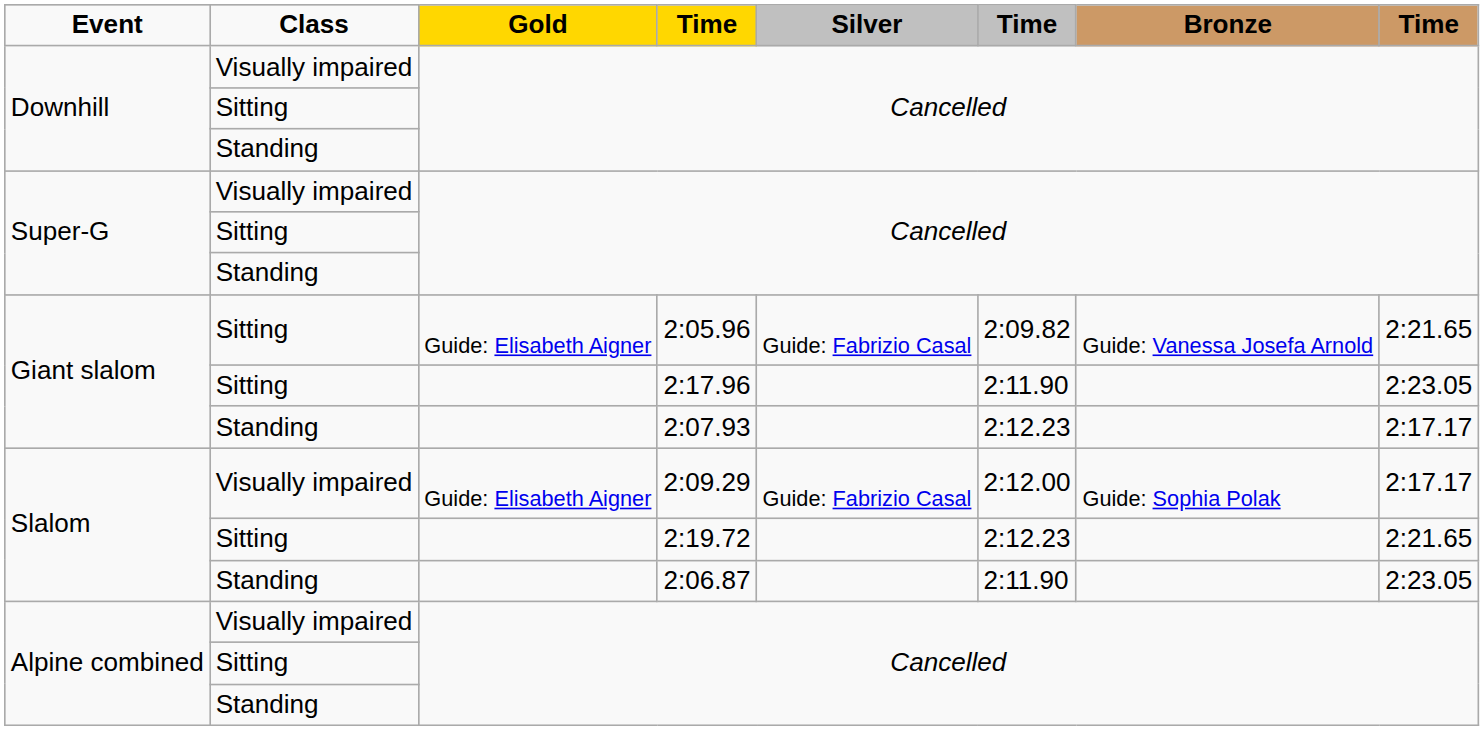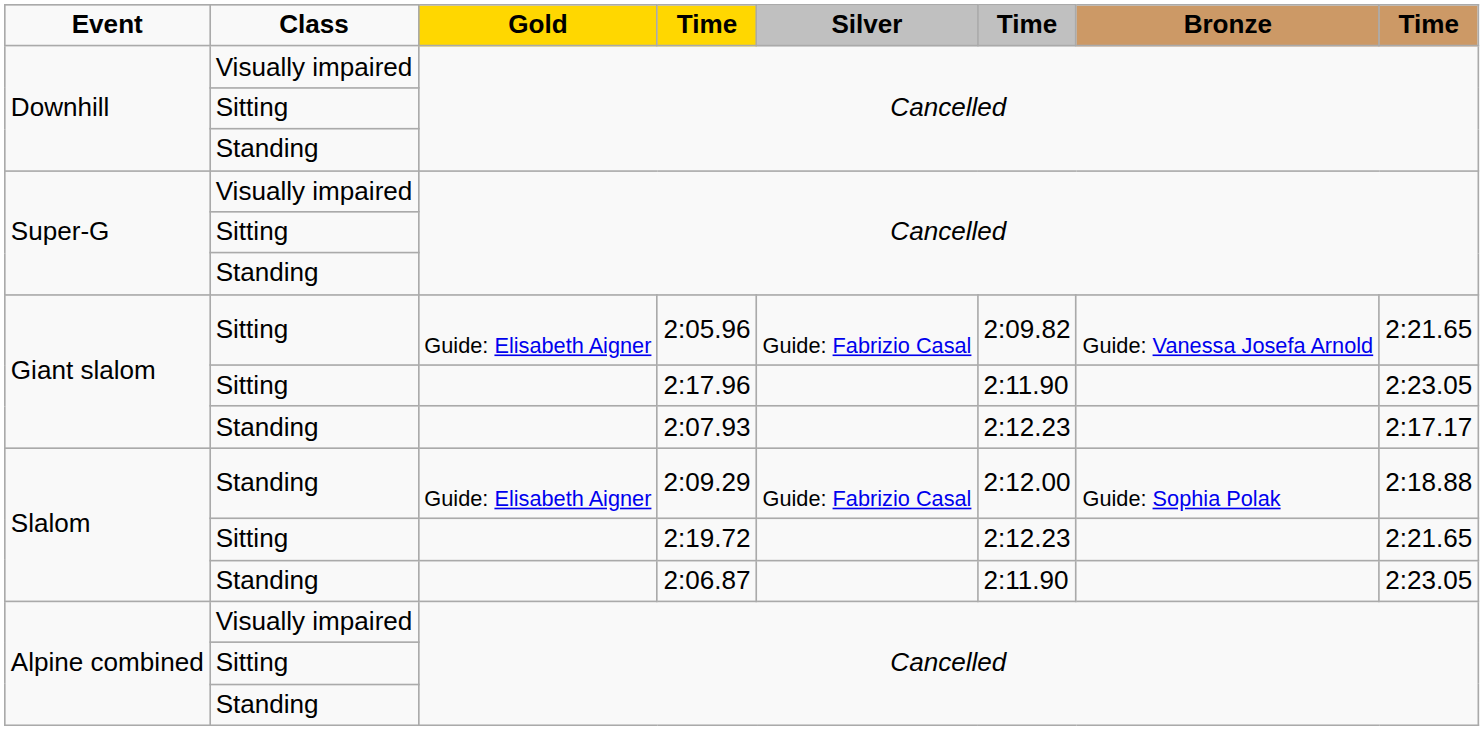(314, 482) Visually impaired -> (267, 482) Standing
(1429, 482) 2:17.17 -> (1429, 482) 2:18.88
